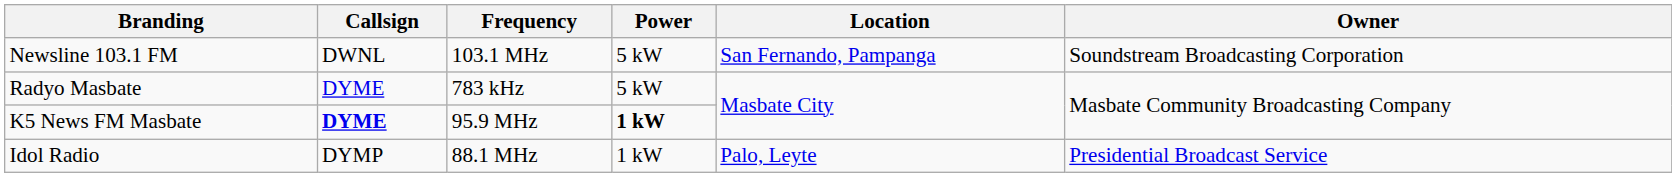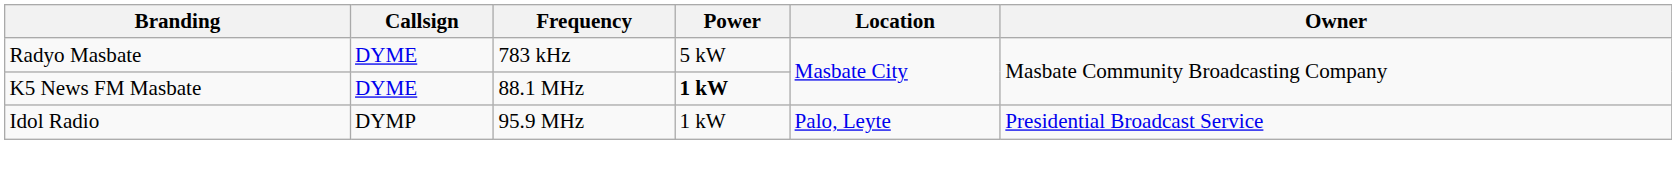- row: (94, 54)
(354, 121) bold -> (386, 88) normal
(495, 121) 95.9 MHz -> (541, 88) 88.1 MHz
(495, 155) 88.1 MHz -> (541, 121) 95.9 MHz
